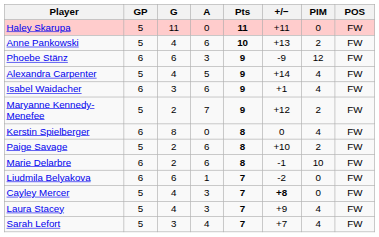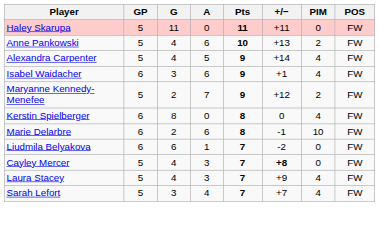- row: (37, 58)
- row: (37, 147)
